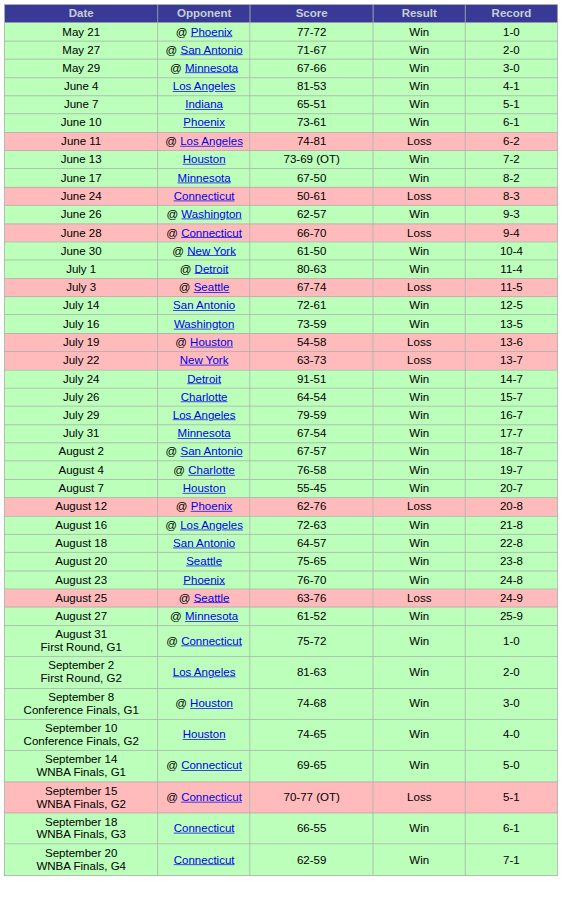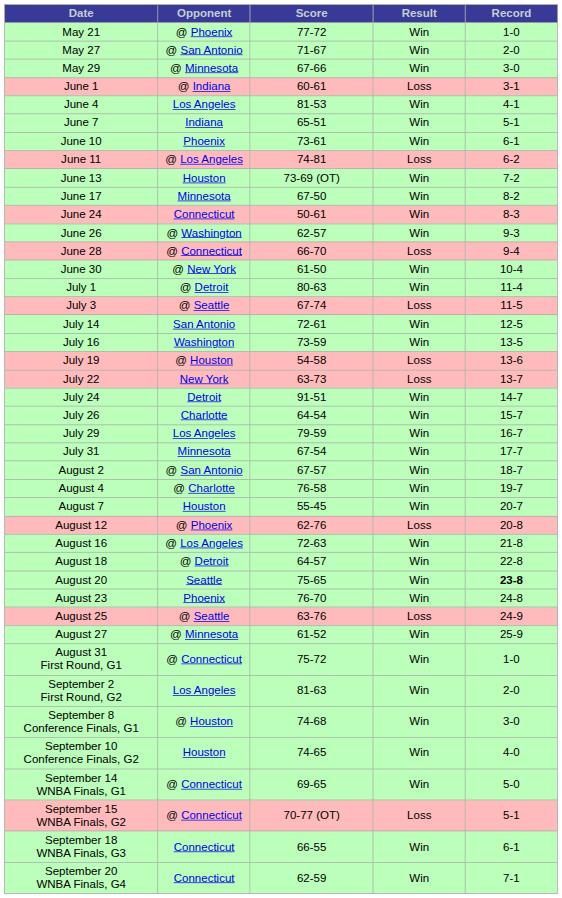+ row: (81, 86)
(419, 196) Loss -> (419, 214) Win
(204, 543) San Antonio -> (204, 561) @ Detroit
(511, 561) normal -> (511, 580) bold
